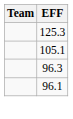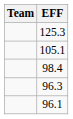+ row: (52, 68)
